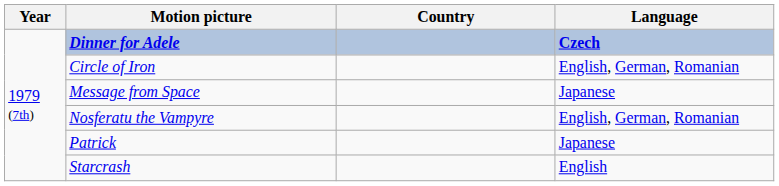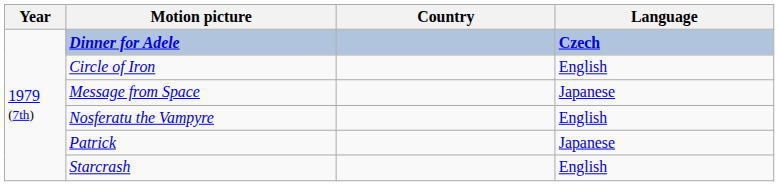(649, 67) English, German, Romanian -> (583, 67) English
(649, 117) English, German, Romanian -> (583, 117) English
